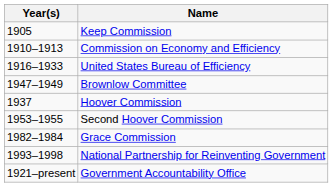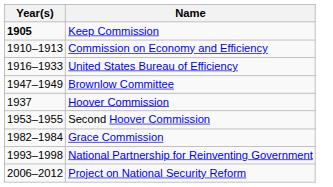(19, 31) normal -> (19, 31) bold
+ row: (157, 173)
- row: (163, 173)
